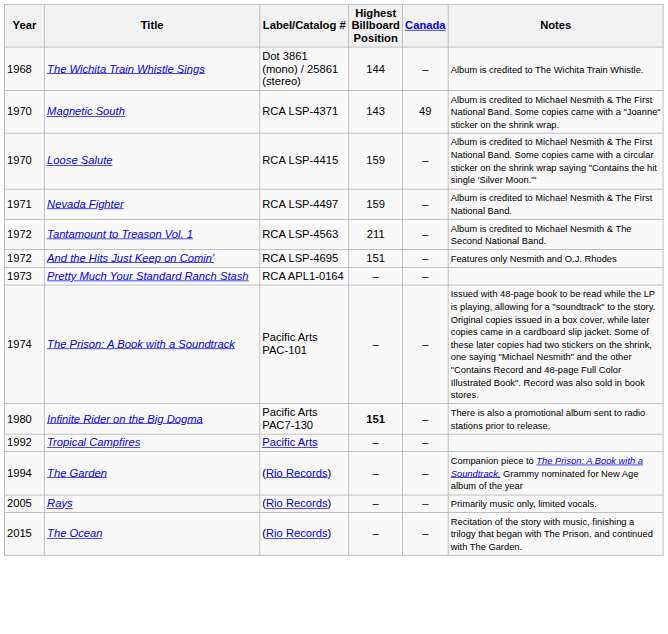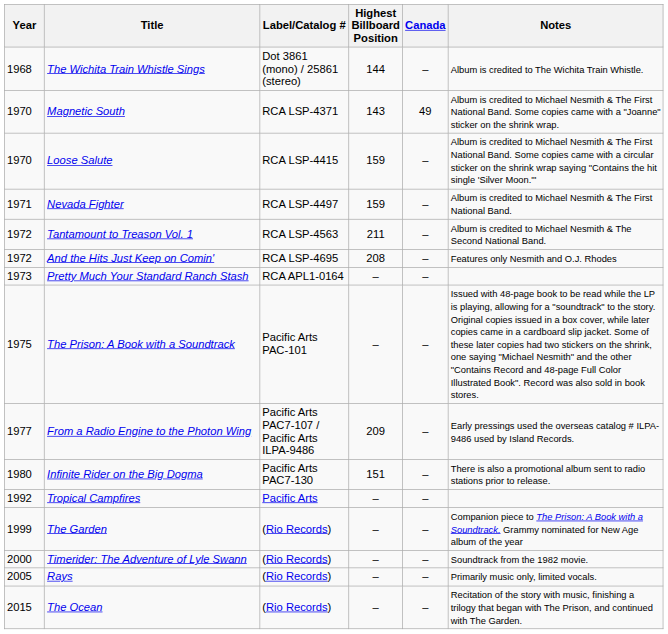(376, 258) 151 -> (376, 258) 208
(19, 344) 1974 -> (19, 344) 1975
+ row: (149, 431)
(376, 418) bold -> (376, 474) normal
(19, 473) 1994 -> (19, 528) 1999
+ row: (147, 559)
